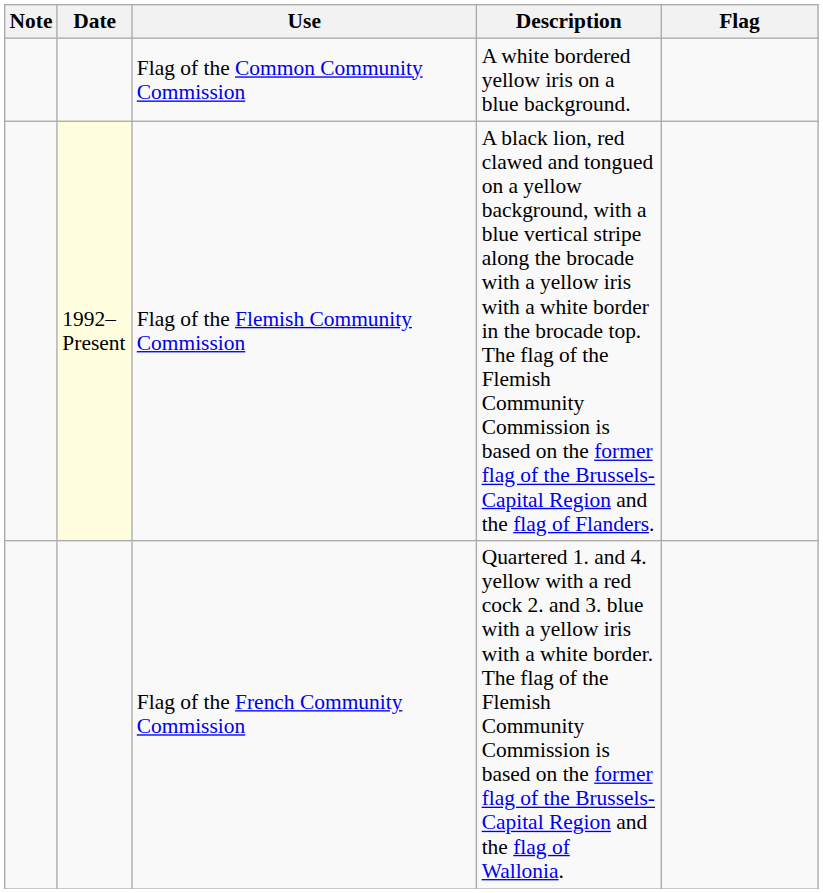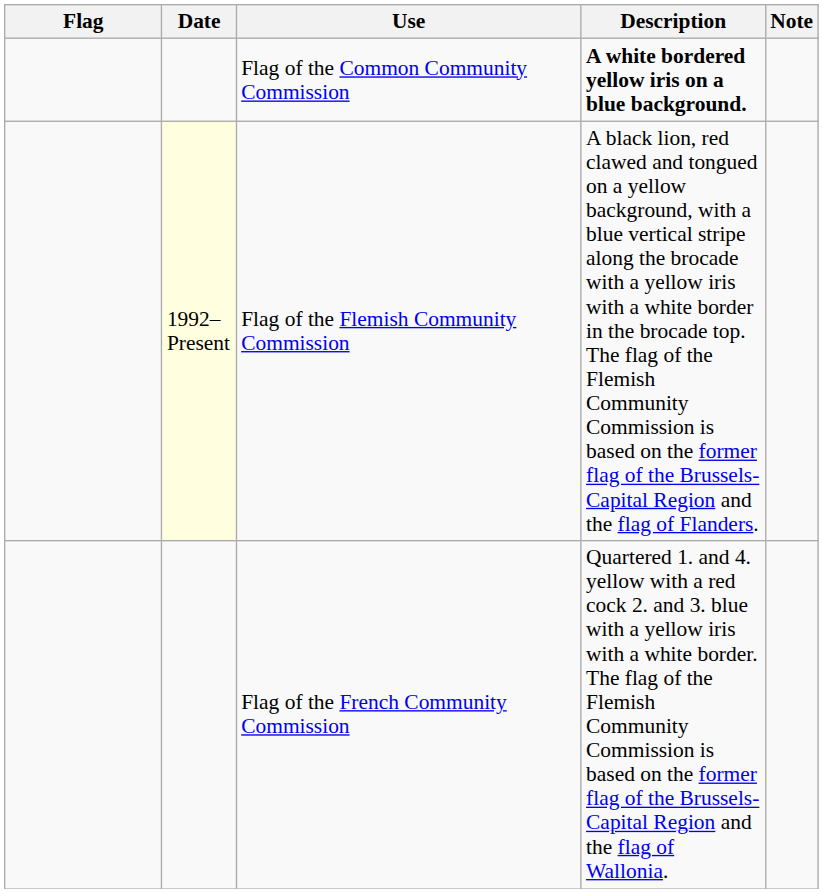columns swapped: (739, 21) <-> (31, 21)
(556, 79) normal -> (666, 79) bold
